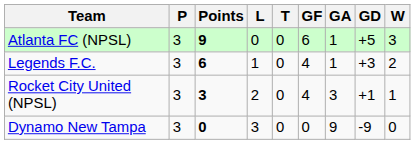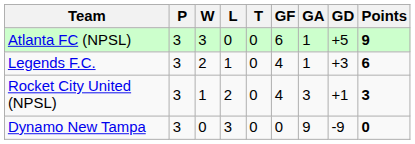columns swapped: (398, 16) <-> (221, 16)
